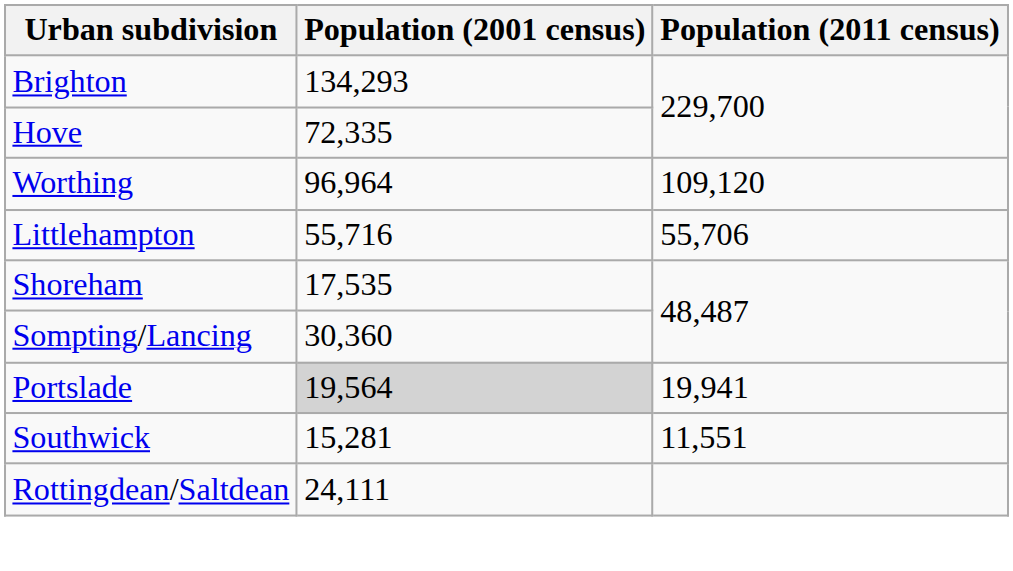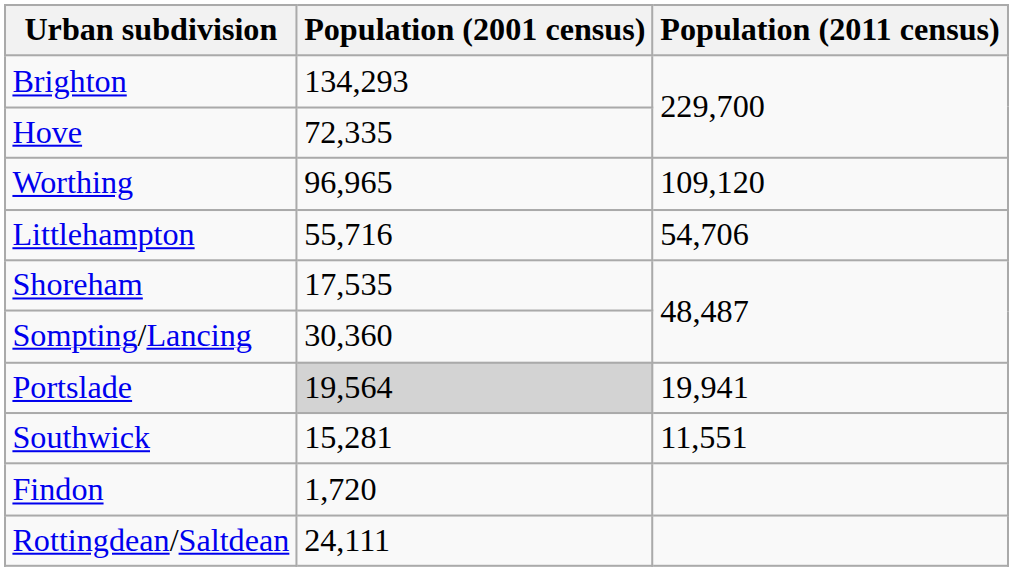(348, 183) 96,964 -> (348, 183) 96,965
(704, 234) 55,706 -> (704, 234) 54,706
+ row: (58, 489)
